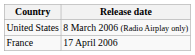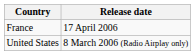rows swapped: (20, 43) <-> (33, 27)
